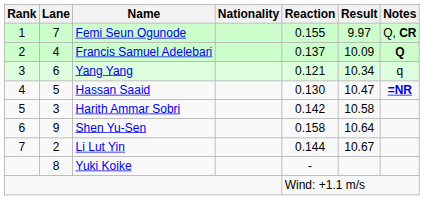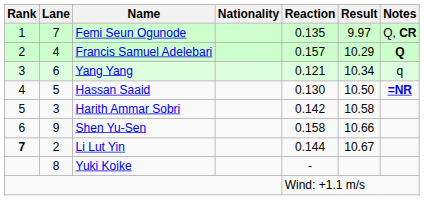(310, 33) 0.155 -> (310, 33) 0.135
(310, 52) 0.137 -> (310, 52) 0.157
(359, 52) 10.09 -> (359, 52) 10.29
(359, 90) 10.47 -> (359, 90) 10.50
(359, 128) 10.64 -> (359, 128) 10.66
(22, 147) normal -> (22, 147) bold
